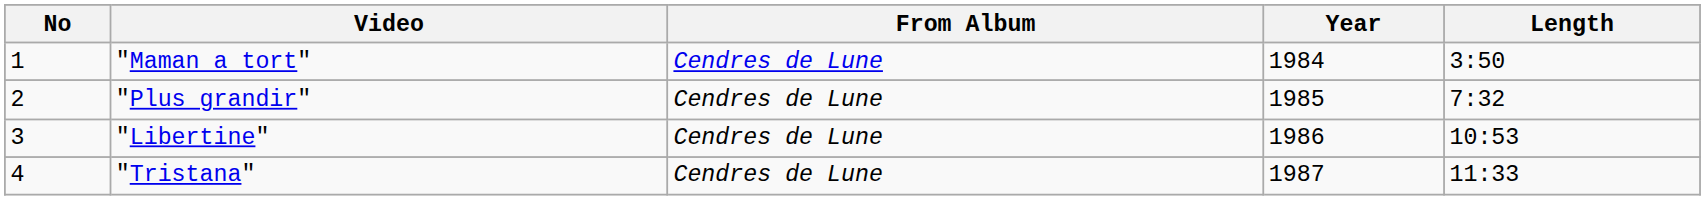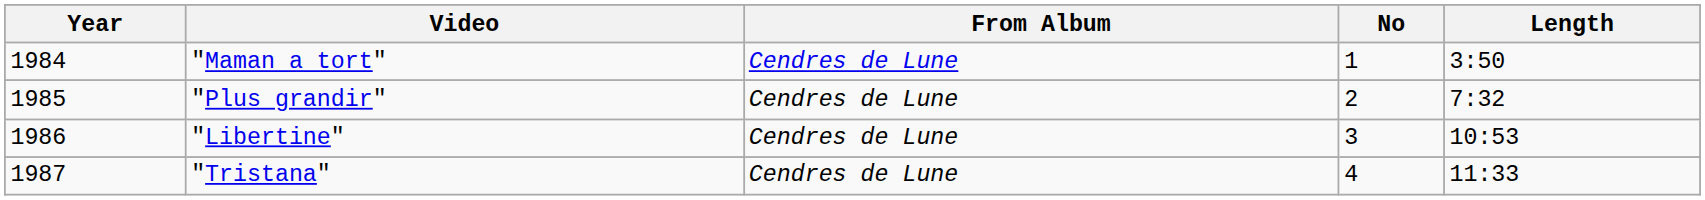columns swapped: (58, 24) <-> (1354, 24)
